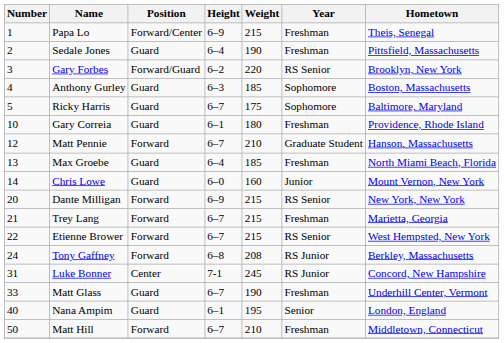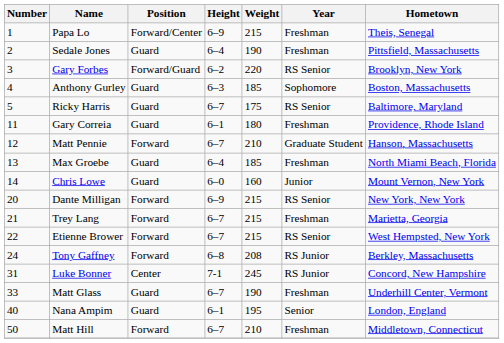(310, 106) Sophomore -> (307, 106) RS Senior
(13, 125) 10 -> (12, 125) 11
